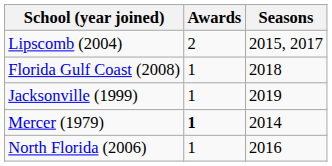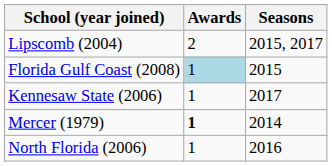(192, 69) no background -> (192, 69) lightblue background
(265, 69) 2018 -> (265, 69) 2015
- row: (73, 95)
+ row: (85, 95)
